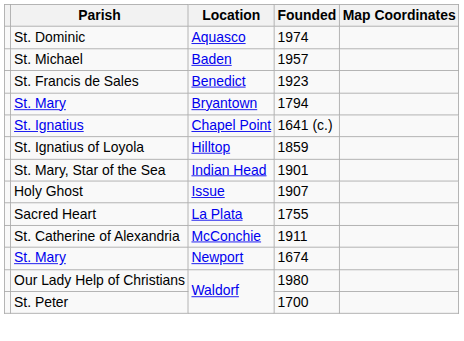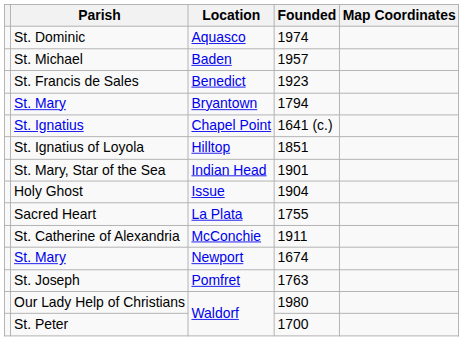(293, 147) 1859 -> (293, 147) 1851
(293, 192) 1907 -> (293, 192) 1904
+ row: (47, 280)
